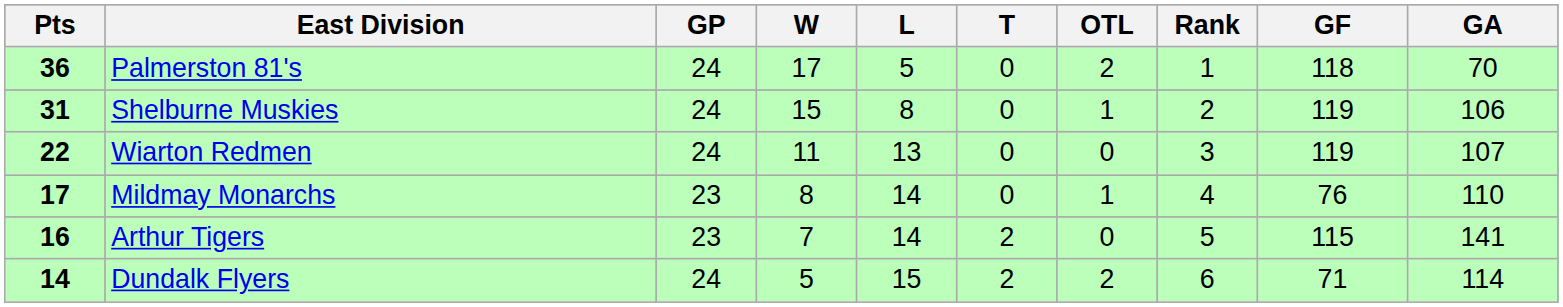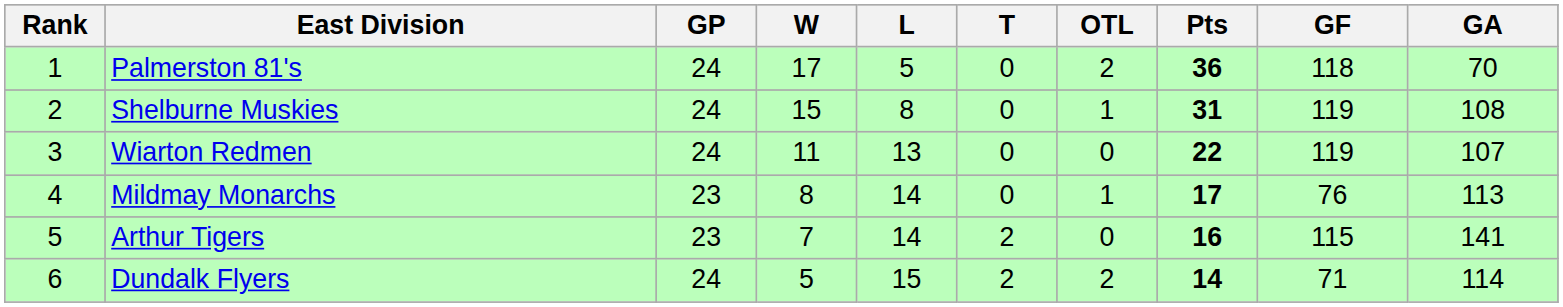columns swapped: (1207, 25) <-> (55, 25)
(1483, 110) 106 -> (1483, 110) 108
(1483, 195) 110 -> (1483, 195) 113
